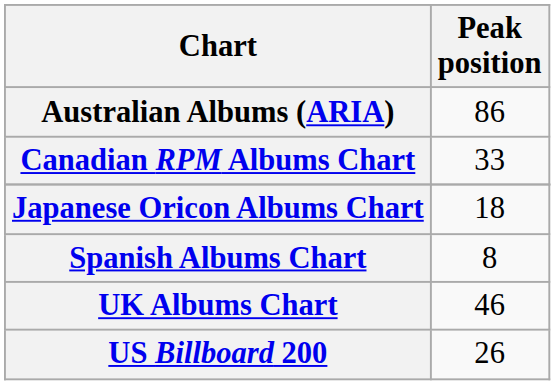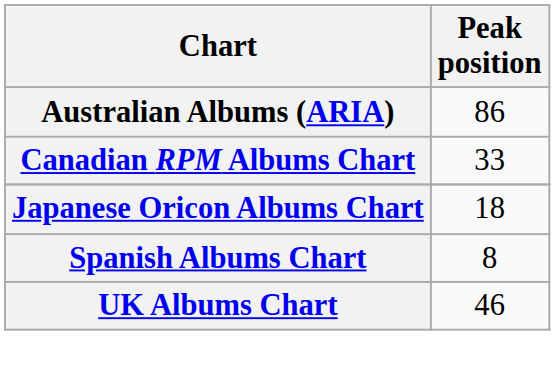- row: (218, 353)
